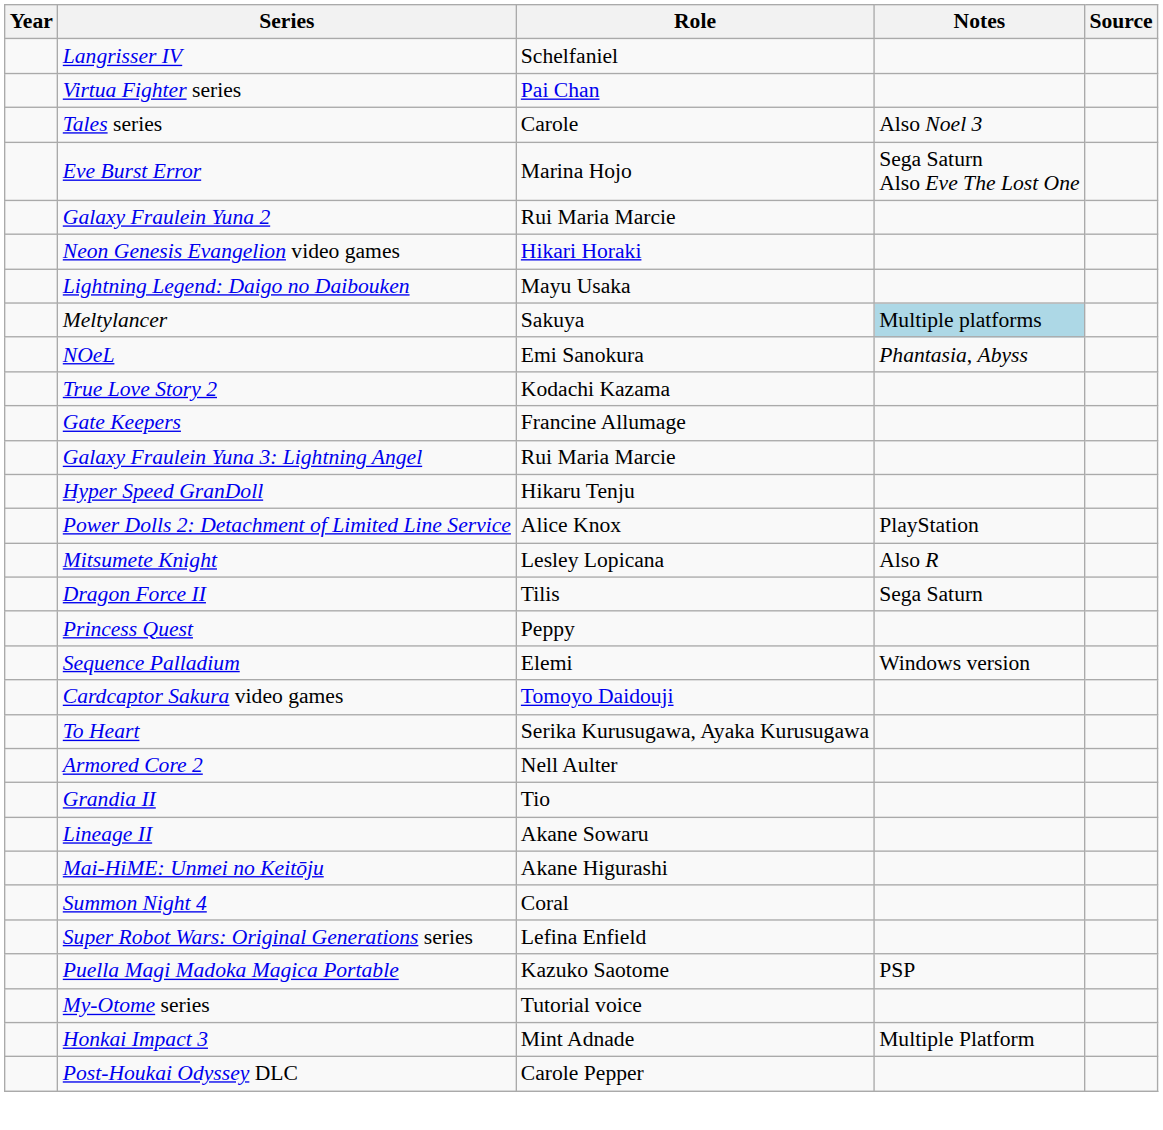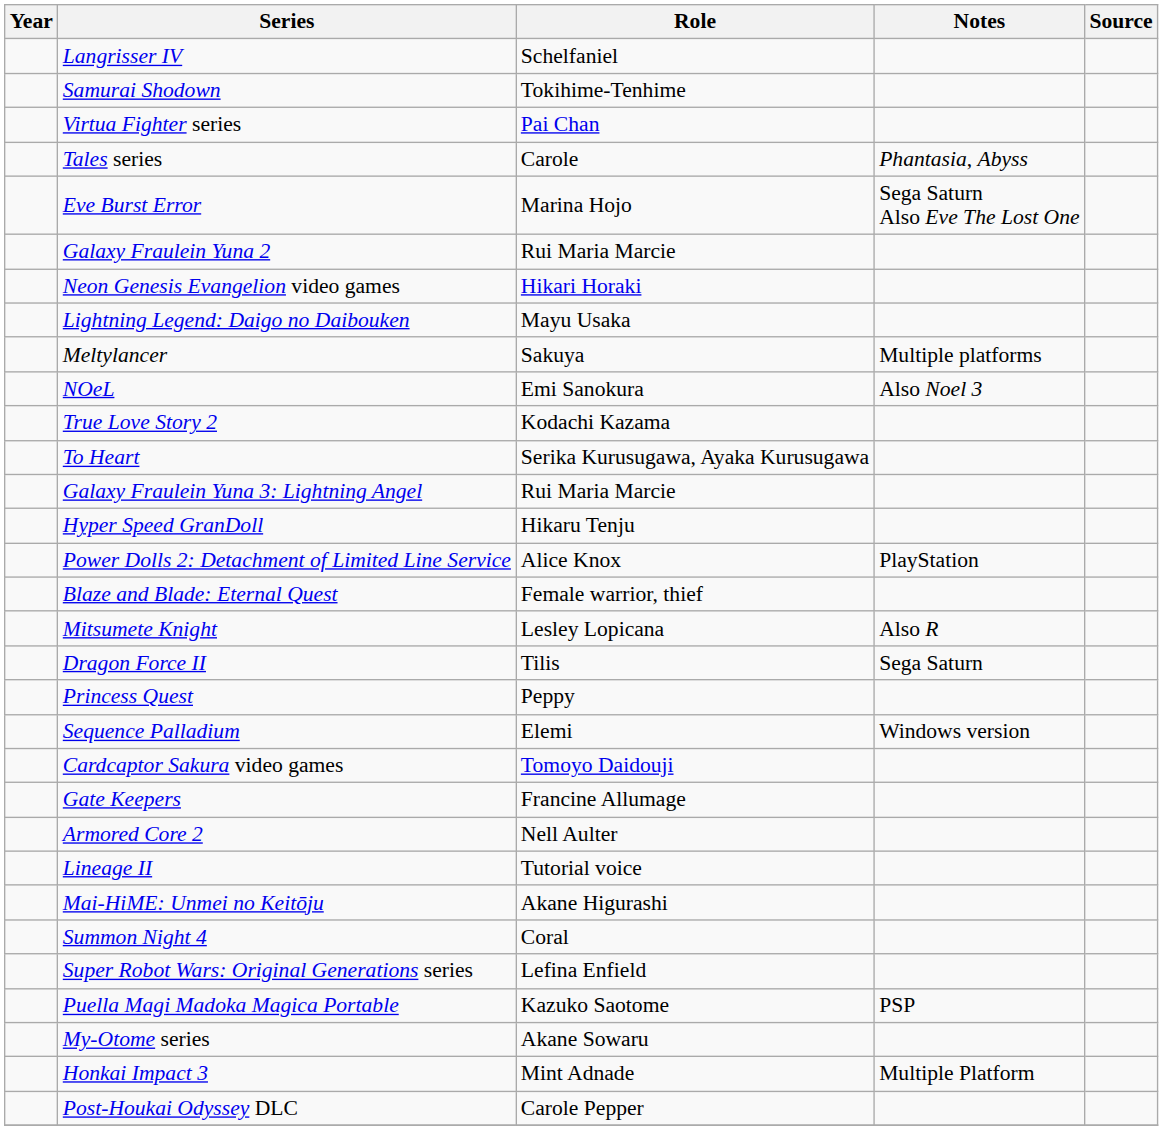+ row: (142, 90)
(931, 124) Also Noel 3 -> (954, 158) Phantasia, Abyss
(960, 319) lightblue background -> (960, 354) no background
(954, 354) Phantasia, Abyss -> (931, 388) Also Noel 3
rows swapped: (101, 731) <-> (122, 422)
+ row: (200, 594)
- row: (109, 799)
(585, 833) Akane Sowaru -> (581, 868) Tutorial voice
(581, 1005) Tutorial voice -> (585, 1039) Akane Sowaru
